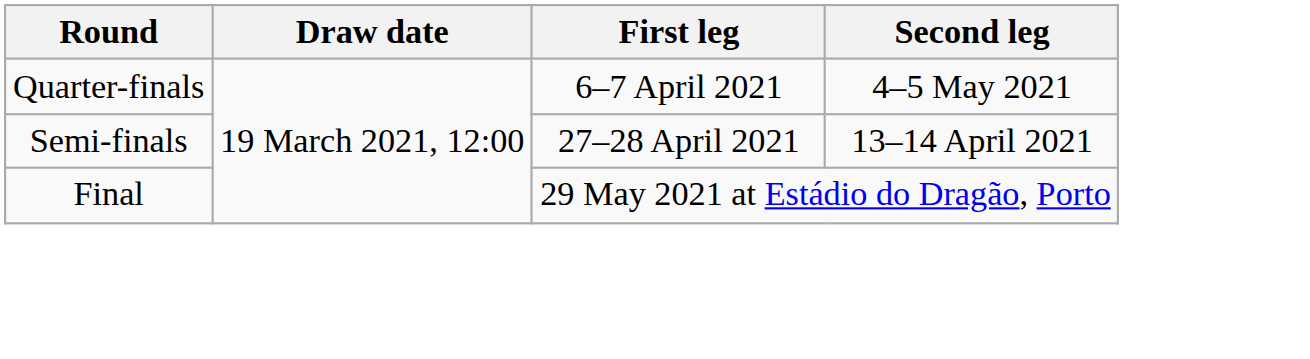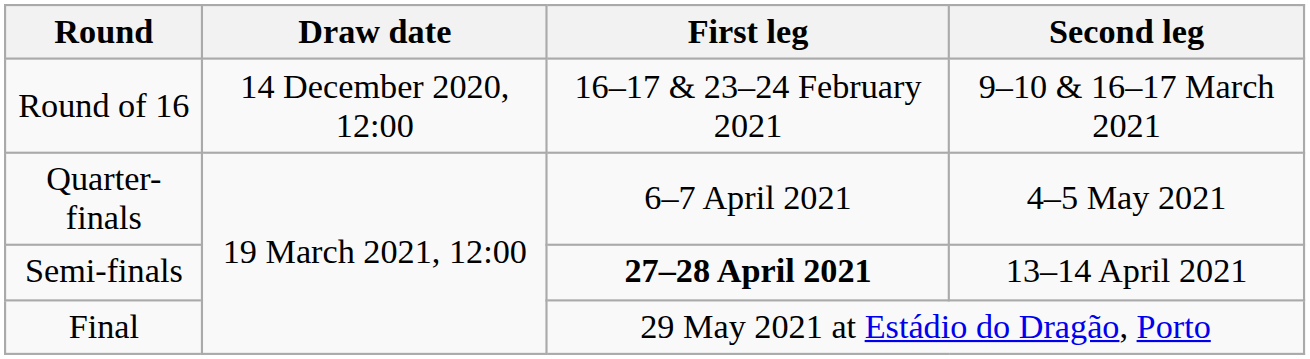+ row: (104, 105)
(679, 140) normal -> (748, 271) bold
